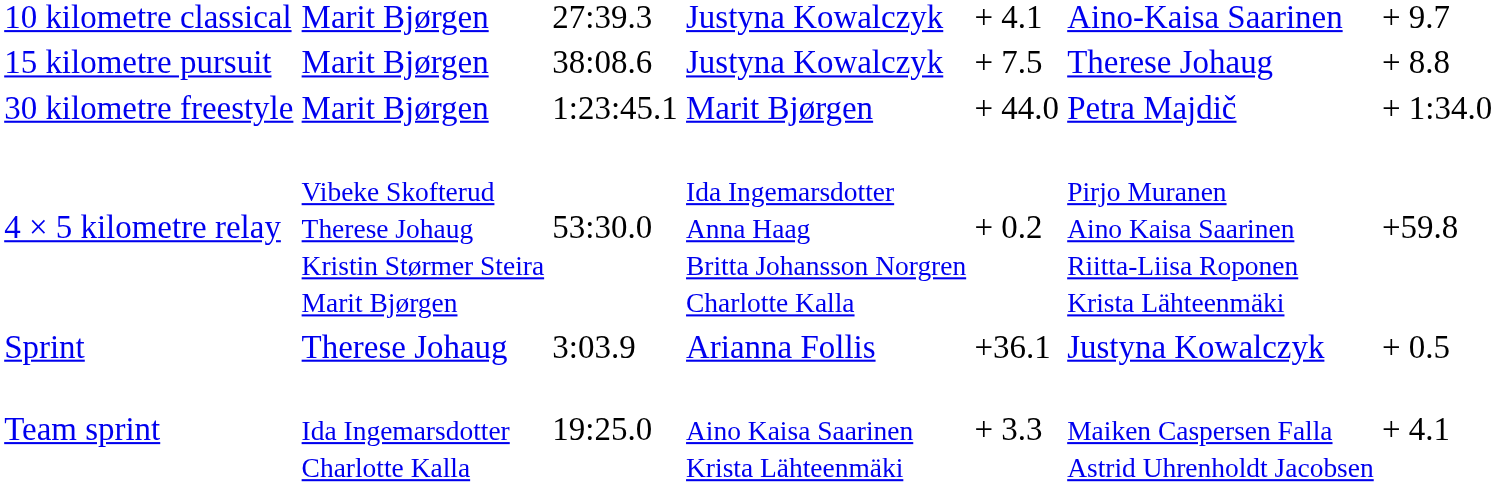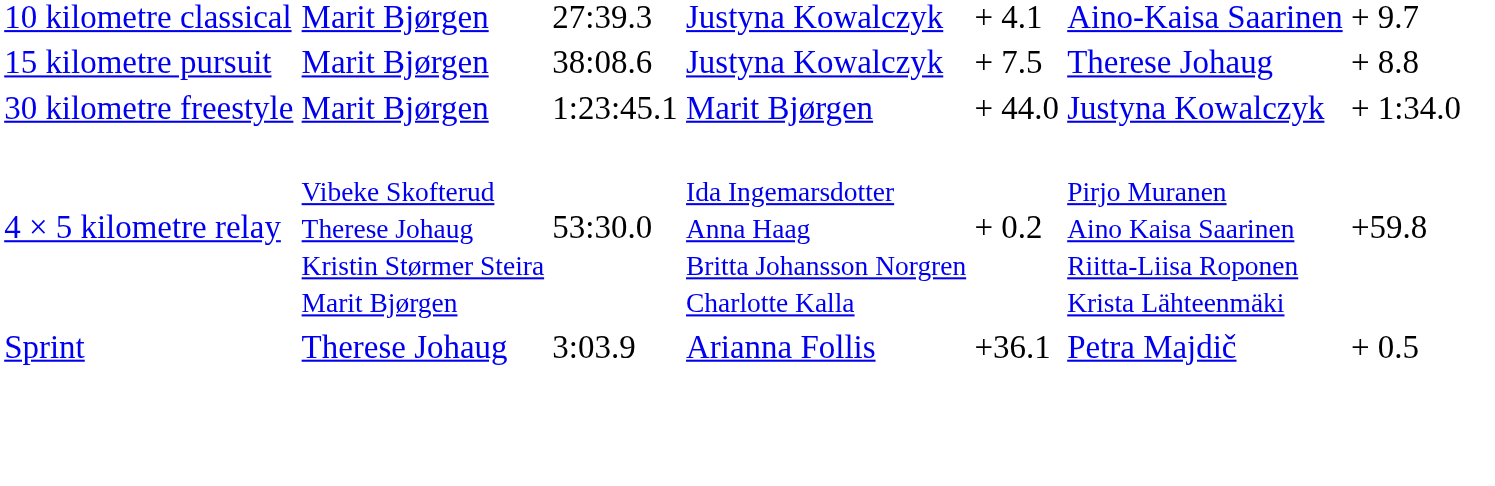(1152, 107) Petra Majdič -> (1196, 107) Justyna Kowalczyk
(1196, 346) Justyna Kowalczyk -> (1152, 346) Petra Majdič
- row: (82, 429)
